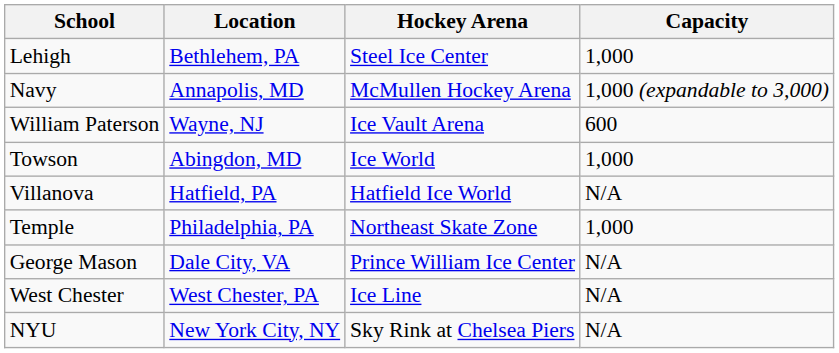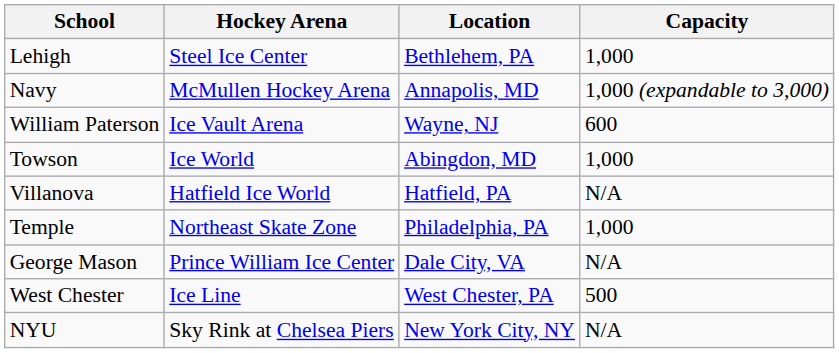columns swapped: (463, 21) <-> (255, 21)
(604, 295) N/A -> (601, 295) 500
